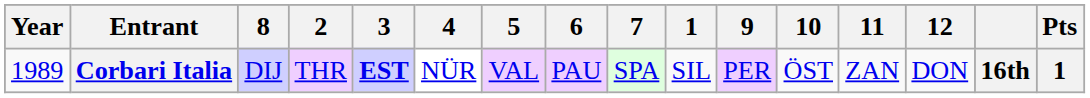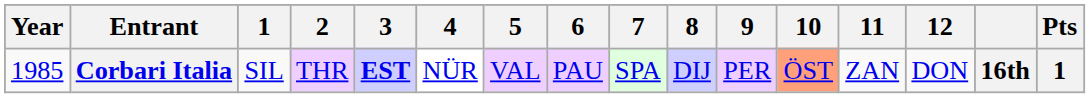columns swapped: (691, 26) <-> (263, 26)
(37, 69) 1989 -> (37, 69) 1985
(808, 69) no background -> (808, 69) lightsalmon background
